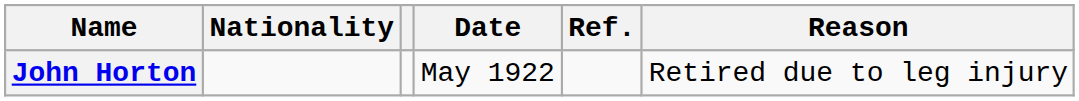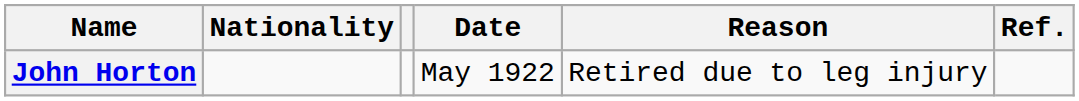columns swapped: (858, 28) <-> (602, 28)
